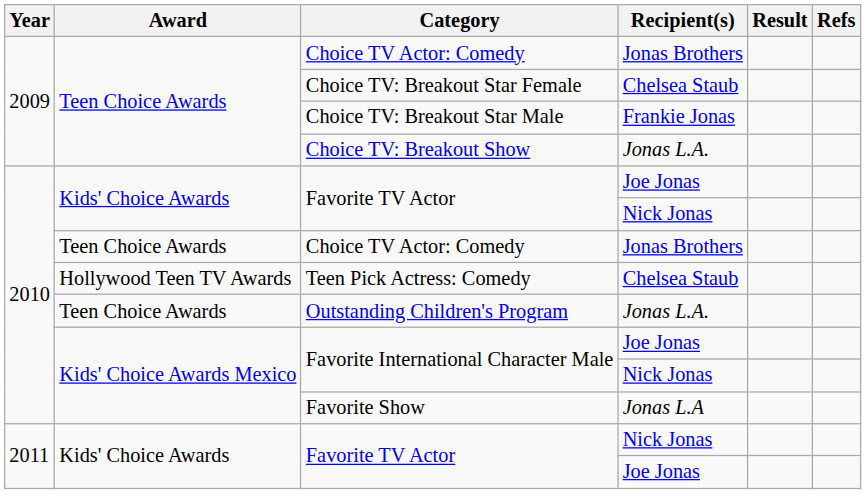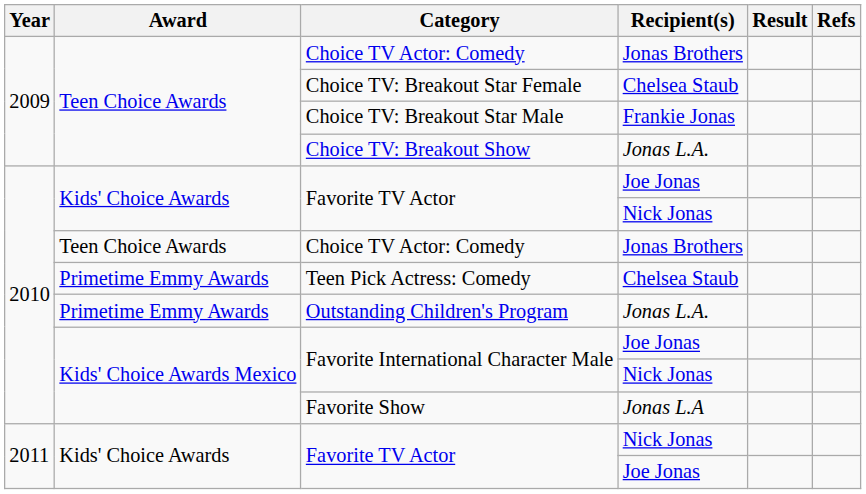(175, 278) Hollywood Teen TV Awards -> (164, 278) Primetime Emmy Awards
(143, 310) Teen Choice Awards -> (164, 310) Primetime Emmy Awards
